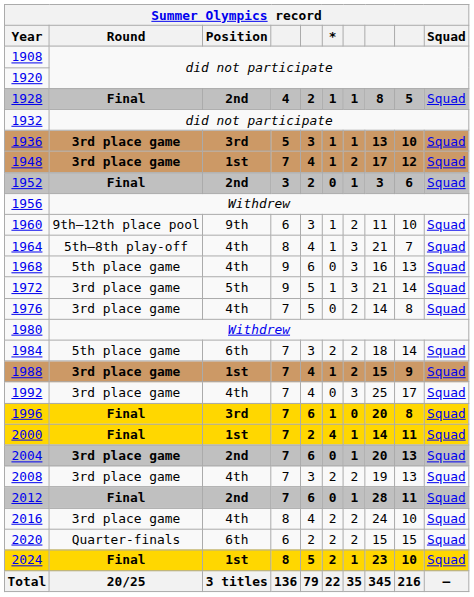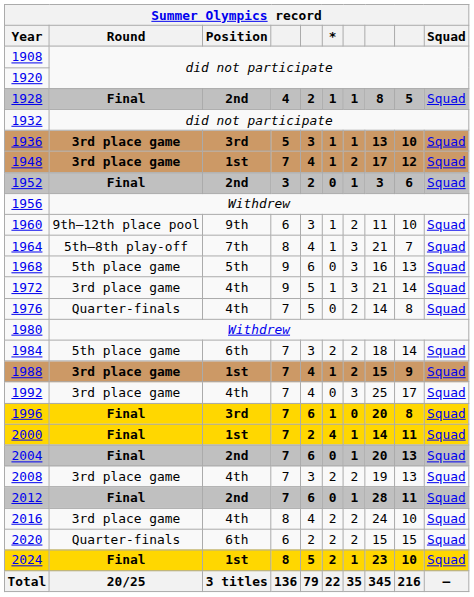(237, 246) 4th -> (237, 246) 7th
(237, 267) 4th -> (237, 267) 5th
(237, 288) 5th -> (237, 288) 4th
(126, 309) 3rd place game -> (126, 309) Quarter-finals
(126, 455) 3rd place game -> (126, 455) Final
